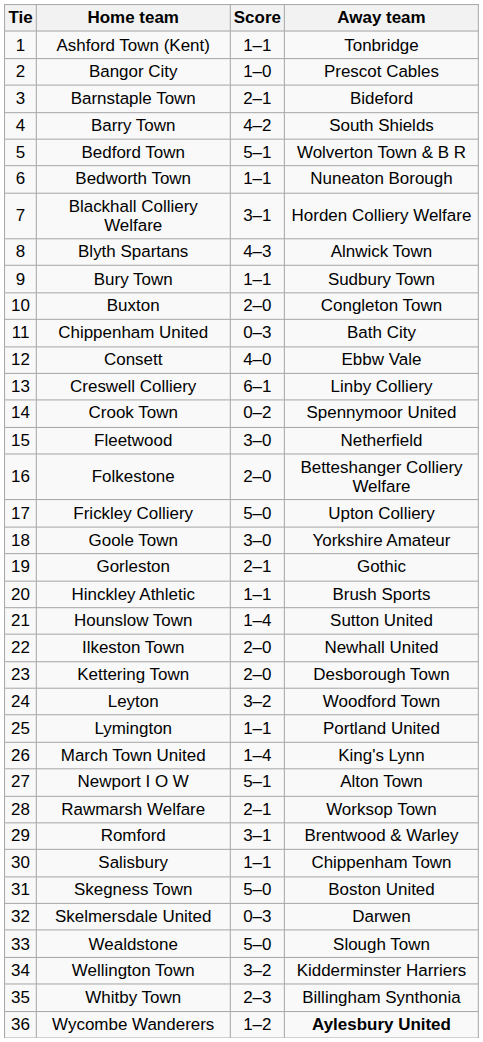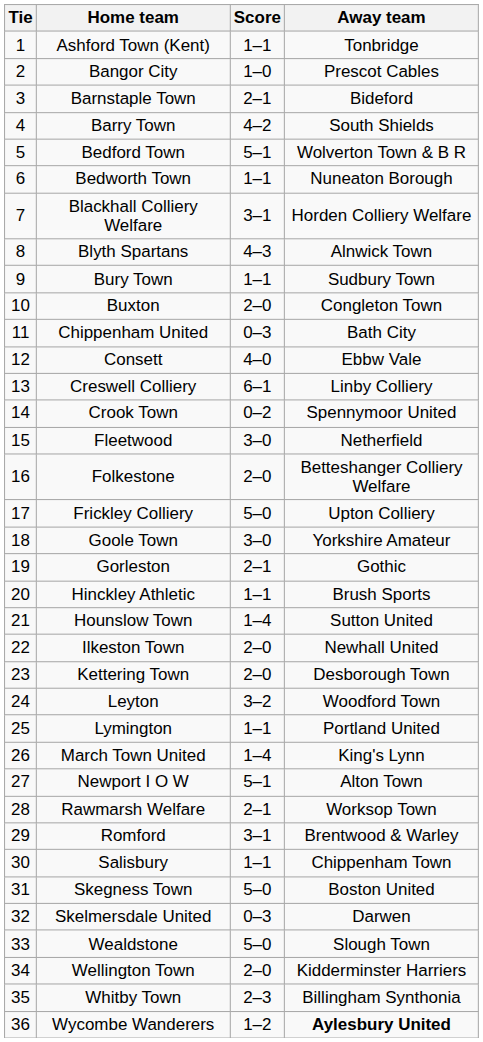(257, 970) 3–2 -> (257, 970) 2–0
